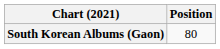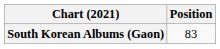(191, 33) 80 -> (191, 33) 83
